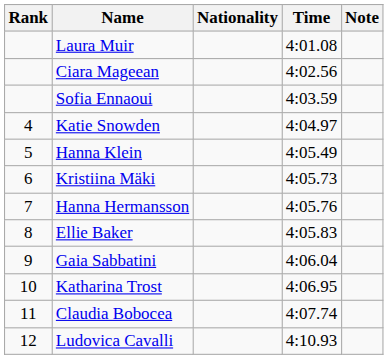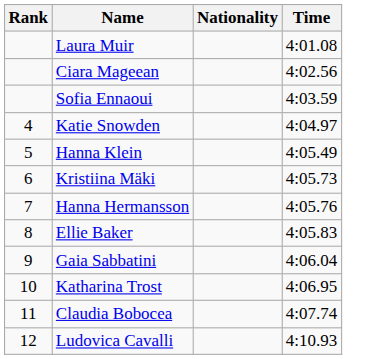- column: (362, 17)
